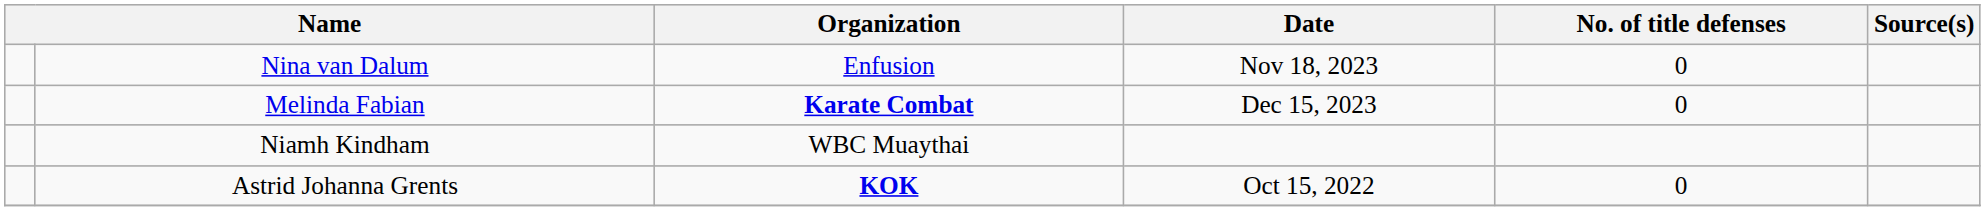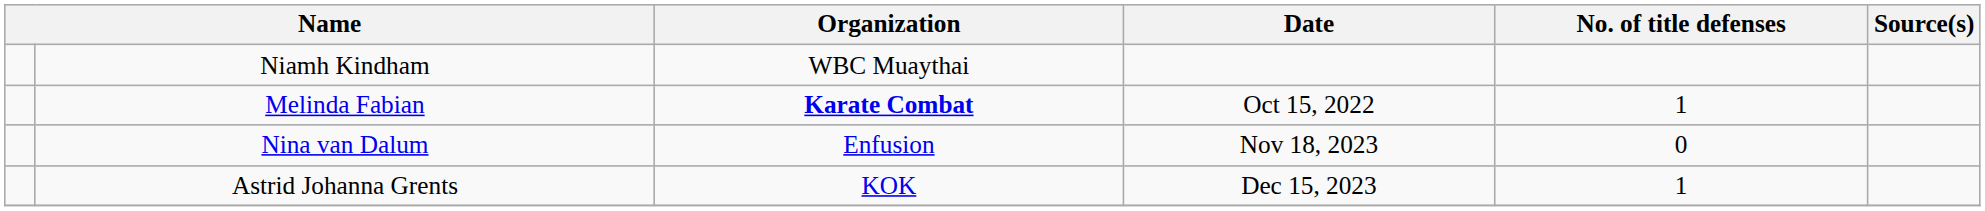rows swapped: (345, 144) <-> (345, 64)
(1309, 104) Dec 15, 2023 -> (1309, 104) Oct 15, 2022
(1681, 104) 0 -> (1681, 104) 1
(889, 184) bold -> (889, 184) normal
(1309, 184) Oct 15, 2022 -> (1309, 184) Dec 15, 2023
(1681, 184) 0 -> (1681, 184) 1
